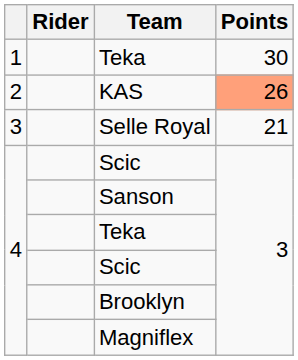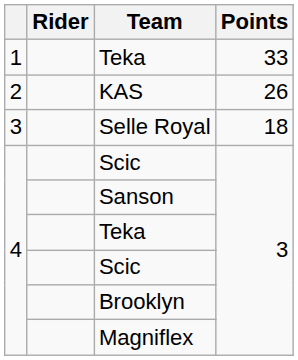(276, 57) 30 -> (276, 57) 33
(276, 92) lightsalmon background -> (276, 92) no background
(276, 127) 21 -> (276, 127) 18
